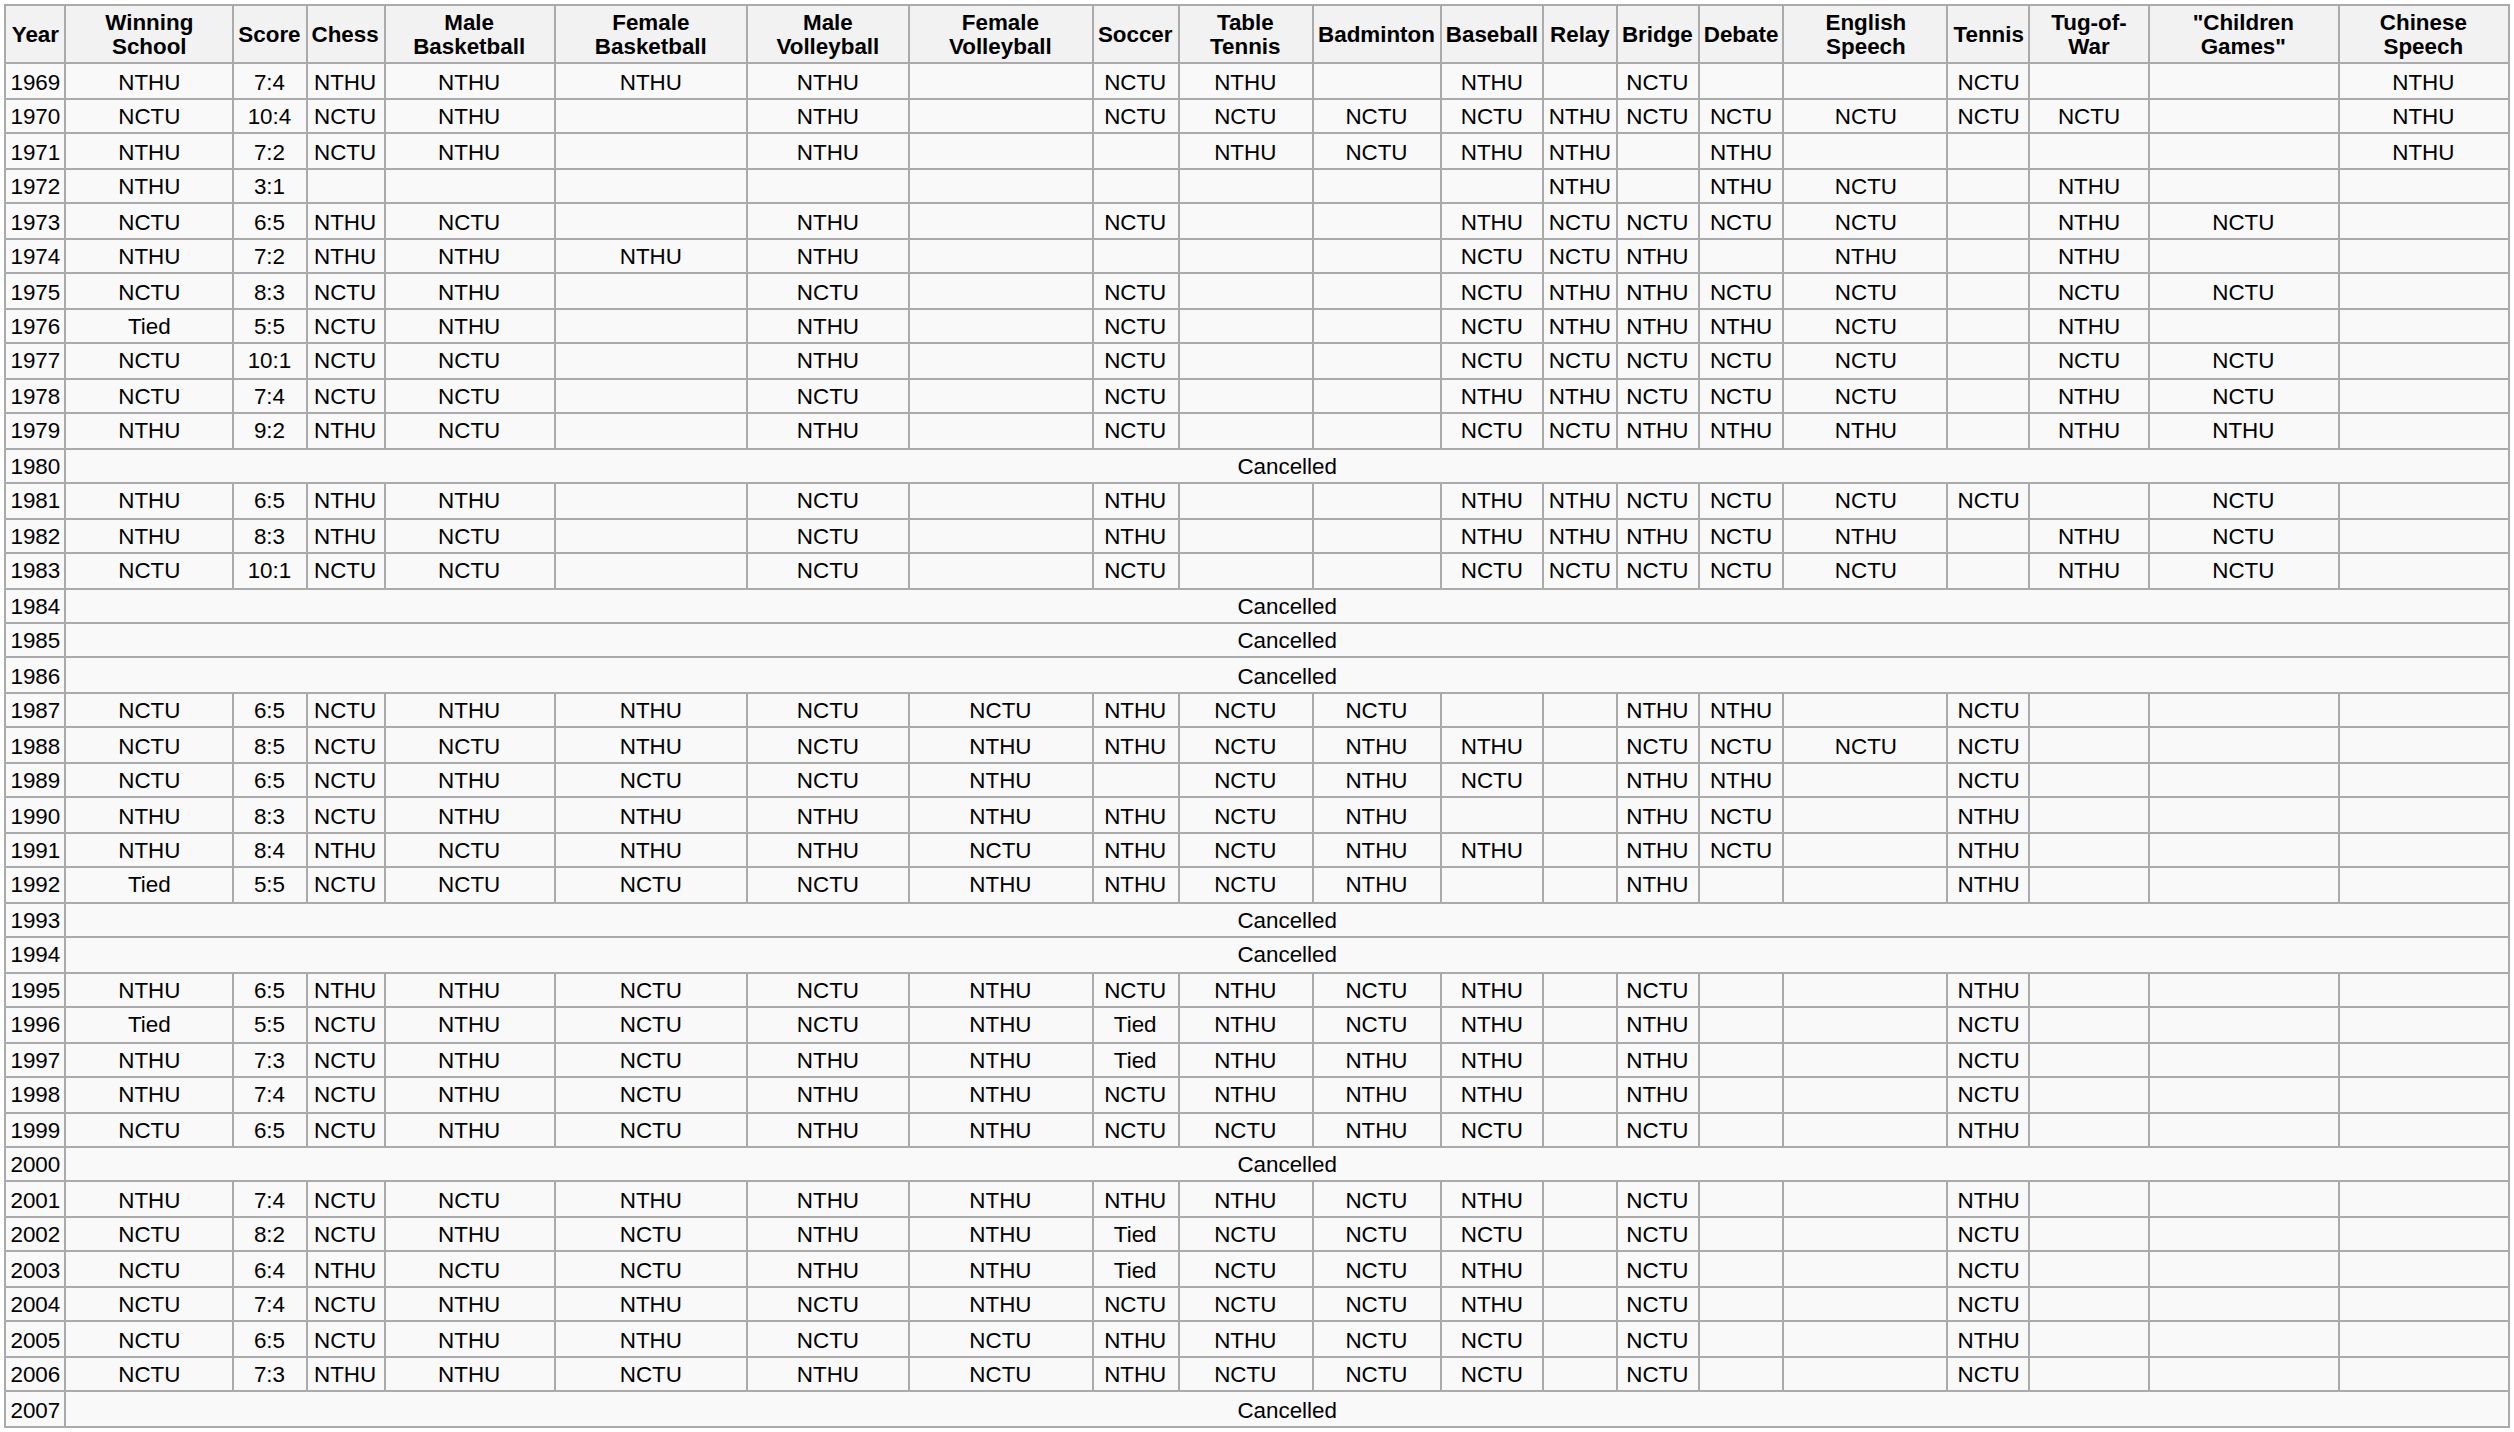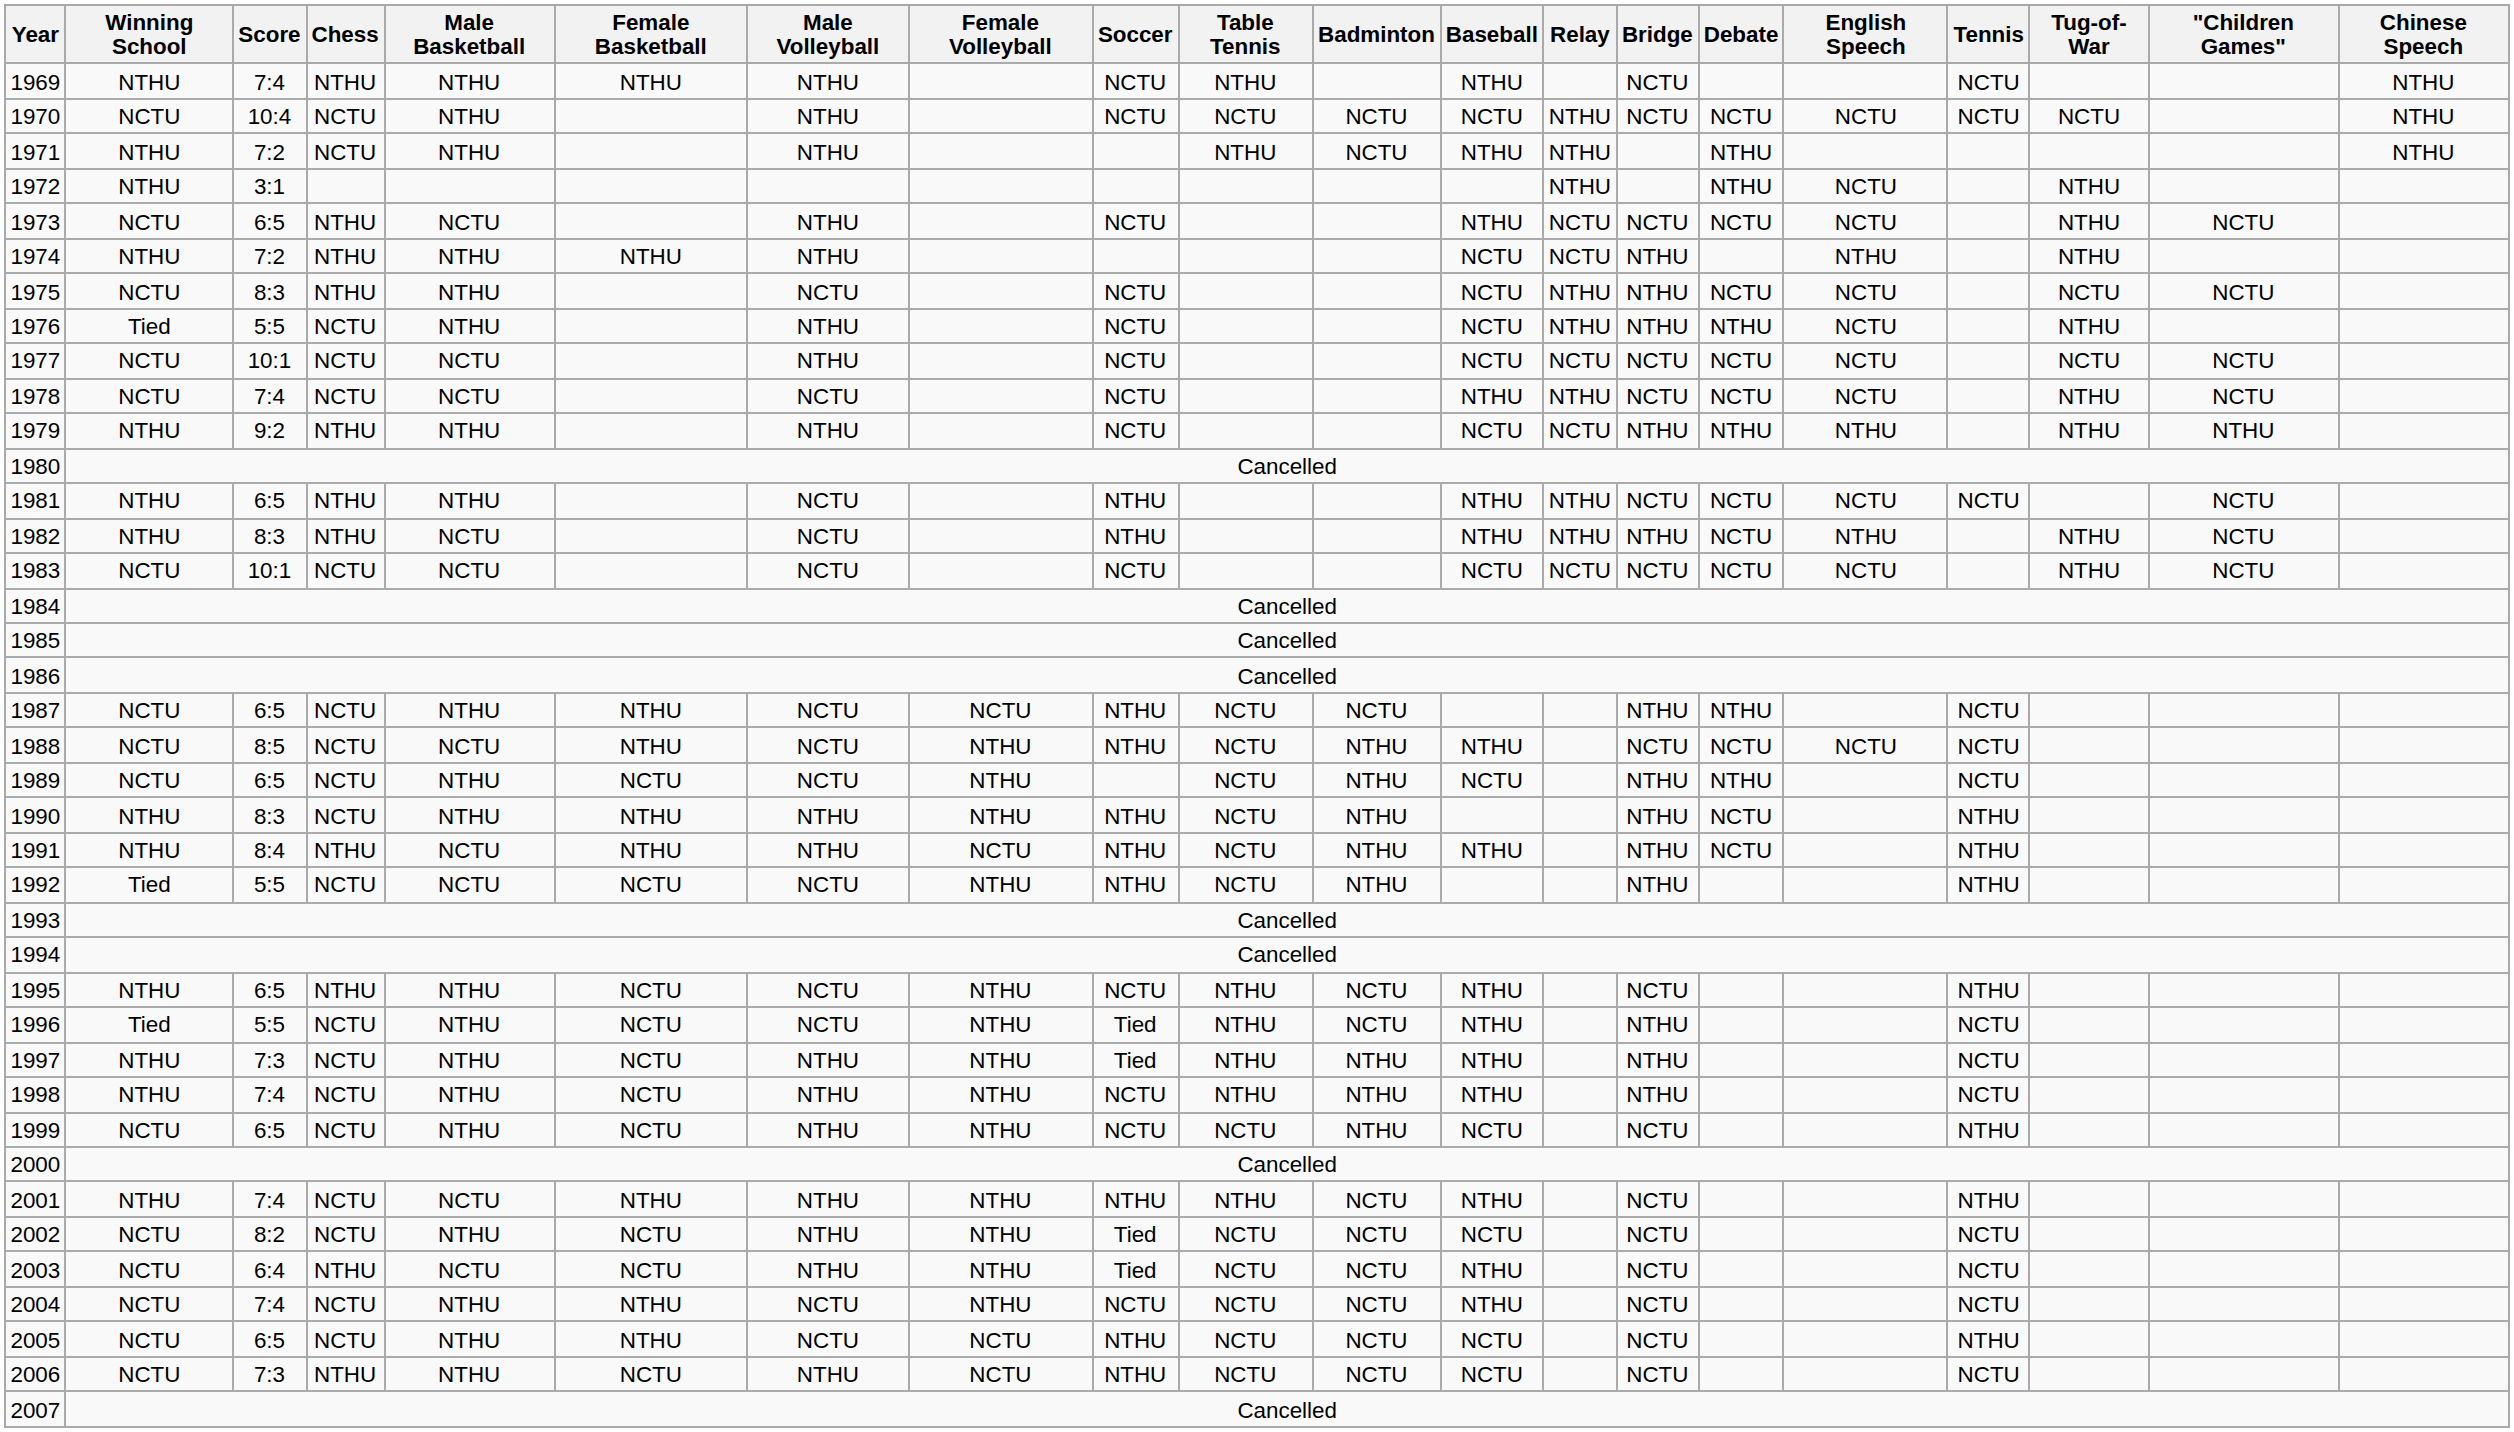(345, 291) NCTU -> (345, 291) NTHU
(469, 431) NCTU -> (469, 431) NTHU
(1245, 1339) NTHU -> (1245, 1339) NCTU
